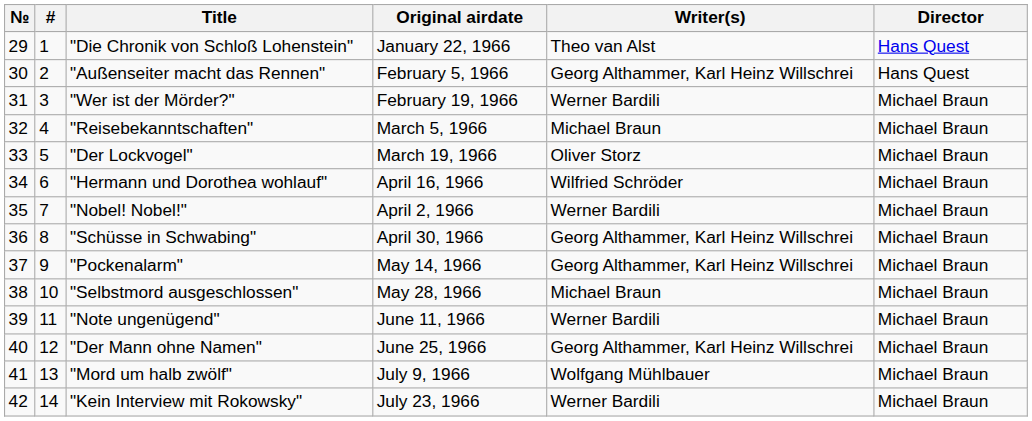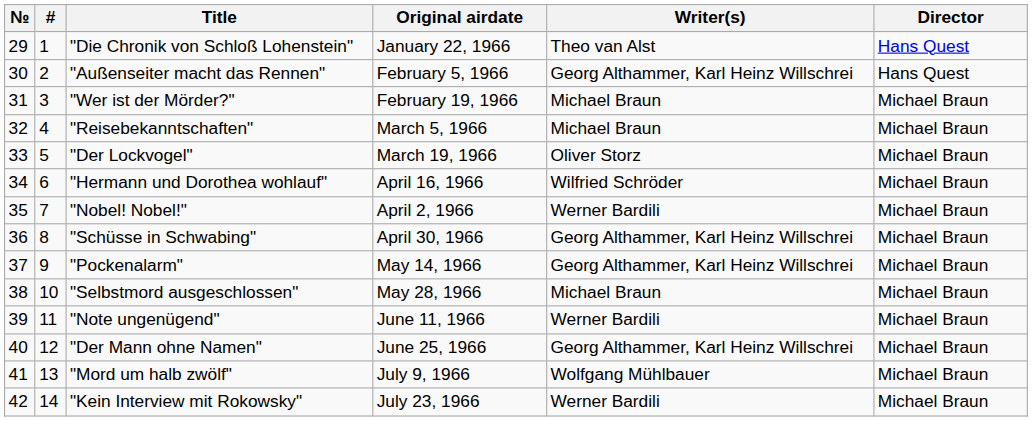(605, 100) Werner Bardili -> (606, 100) Michael Braun
